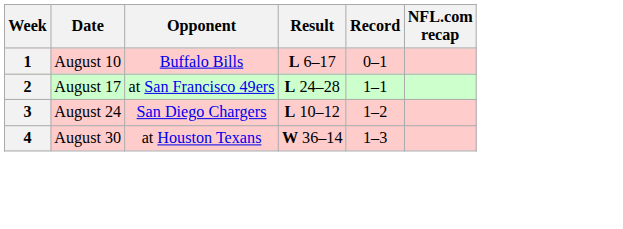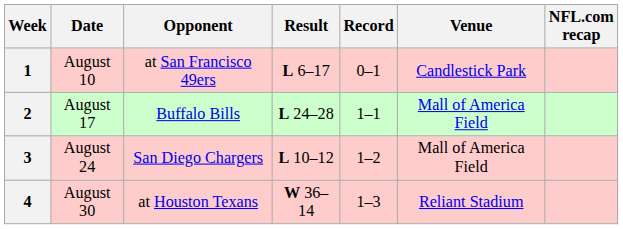+ column: (471, 26)
(202, 61) Buffalo Bills -> (198, 70) at San Francisco 49ers
(202, 86) at San Francisco 49ers -> (198, 114) Buffalo Bills
